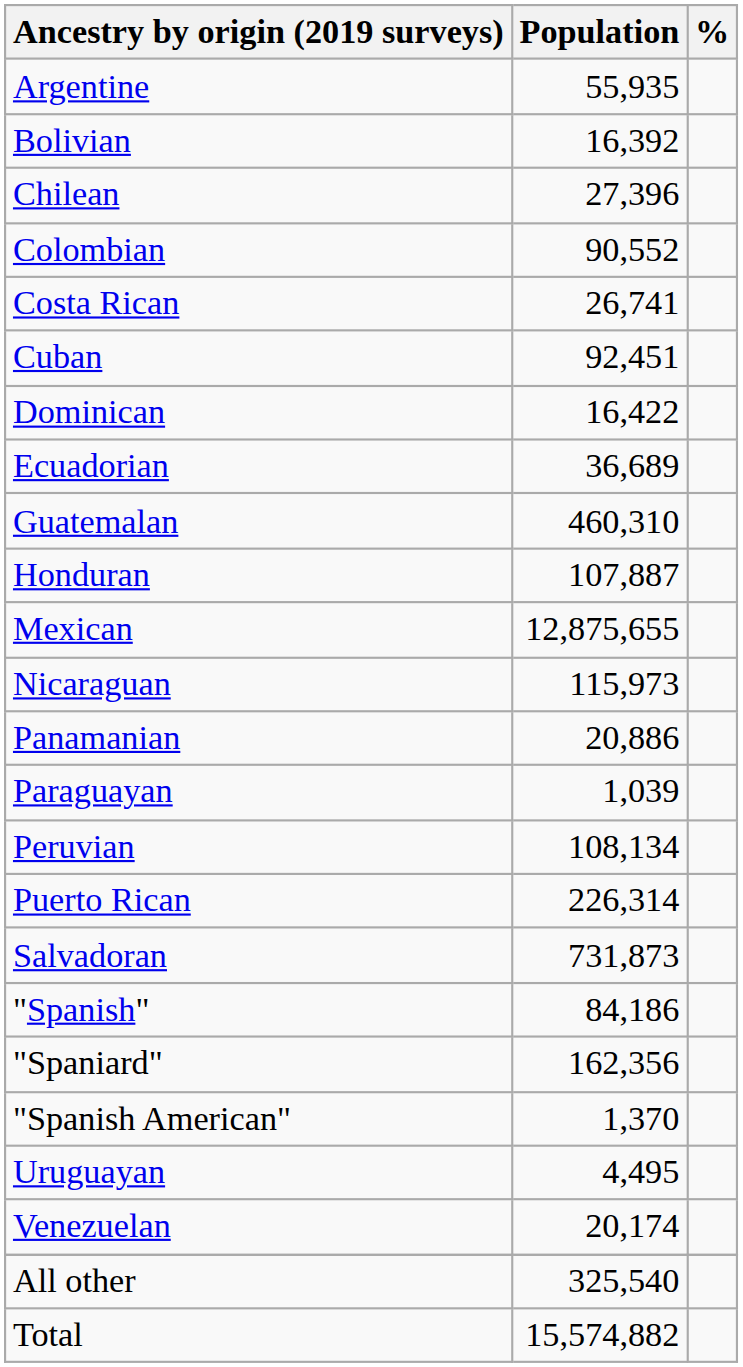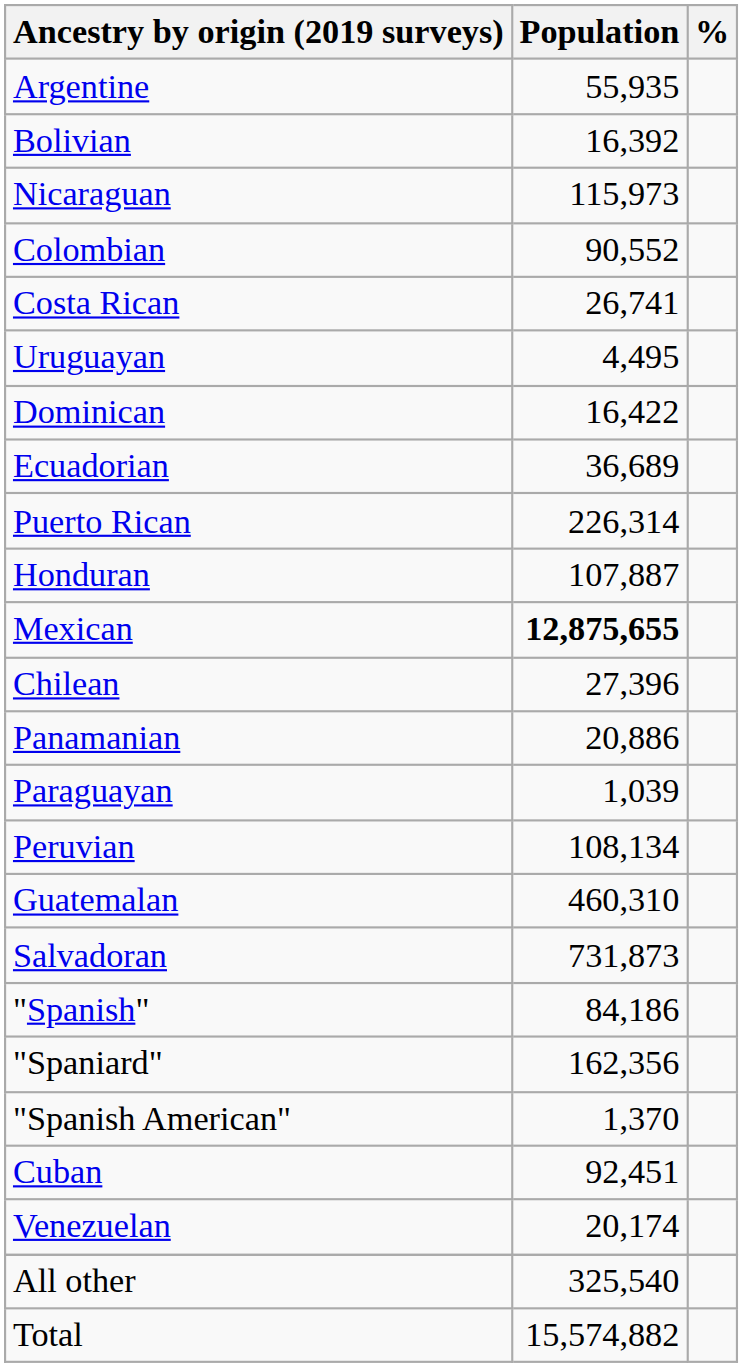rows swapped: (66, 194) <-> (92, 683)
rows swapped: (58, 357) <-> (89, 1172)
rows swapped: (96, 520) <-> (102, 900)
(602, 628) normal -> (602, 628) bold
